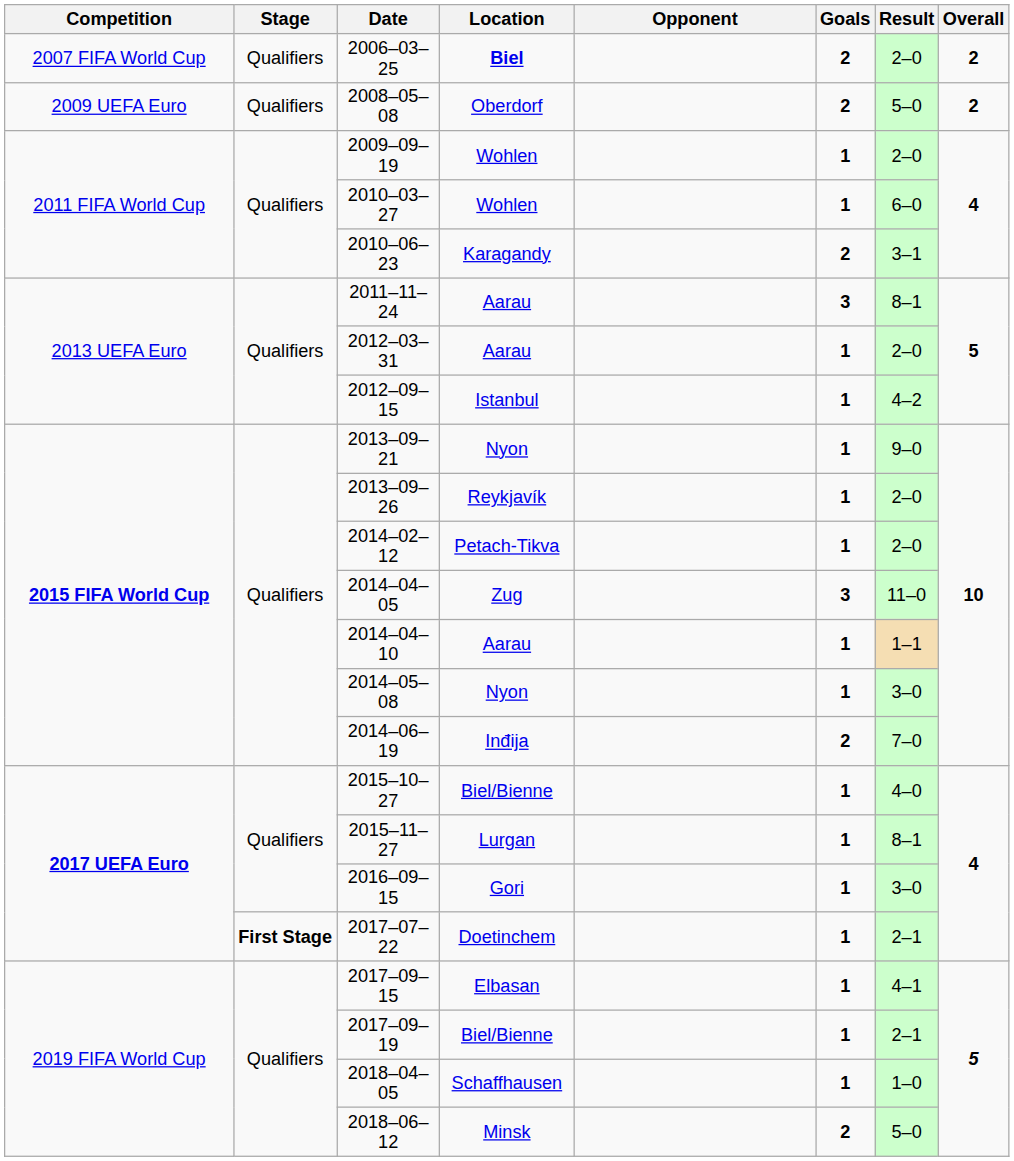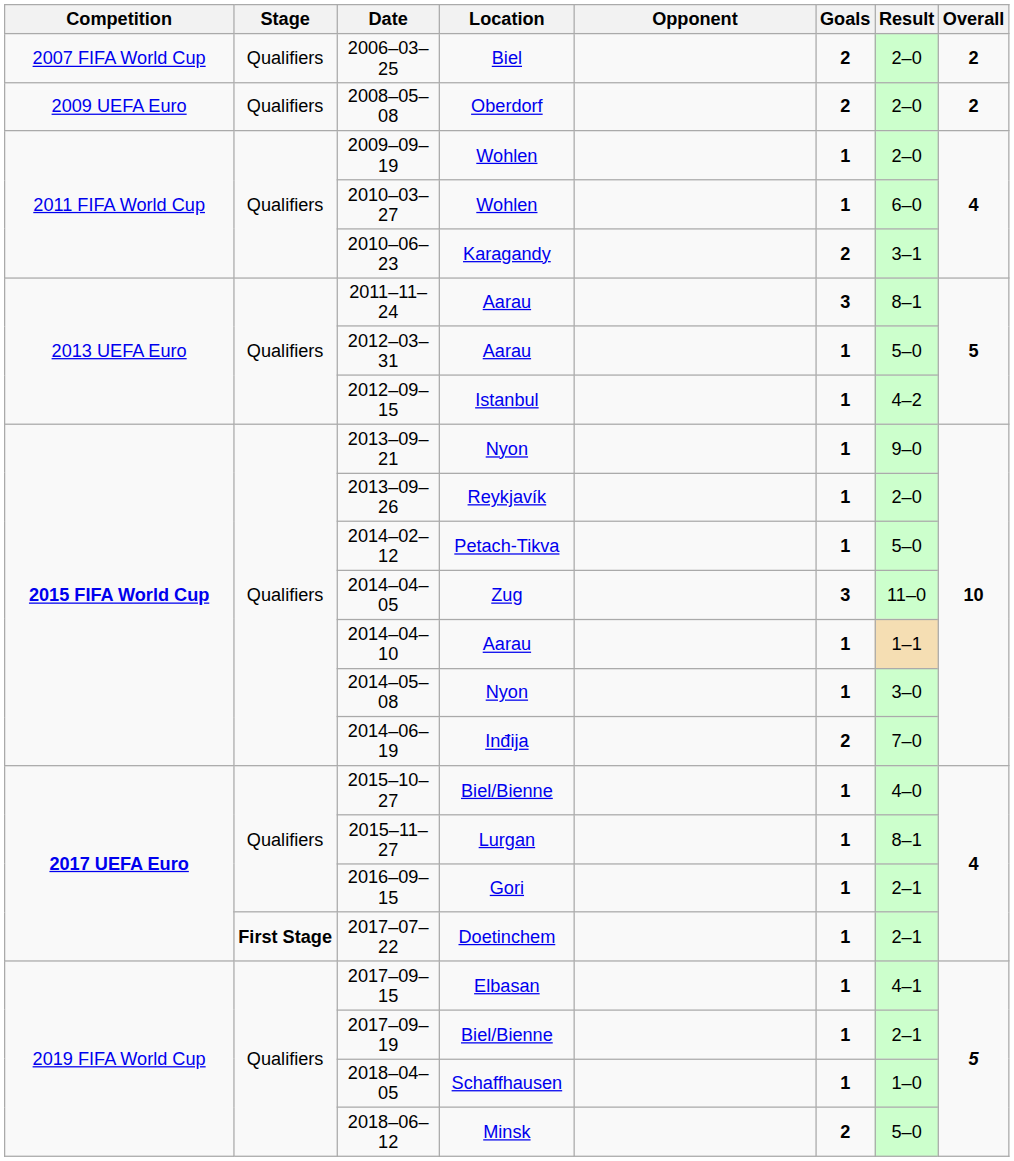(507, 58) bold -> (507, 58) normal
(907, 107) 5–0 -> (907, 107) 2–0
(907, 351) 2–0 -> (907, 351) 5–0
(907, 546) 2–0 -> (907, 546) 5–0
(907, 888) 3–0 -> (907, 888) 2–1
